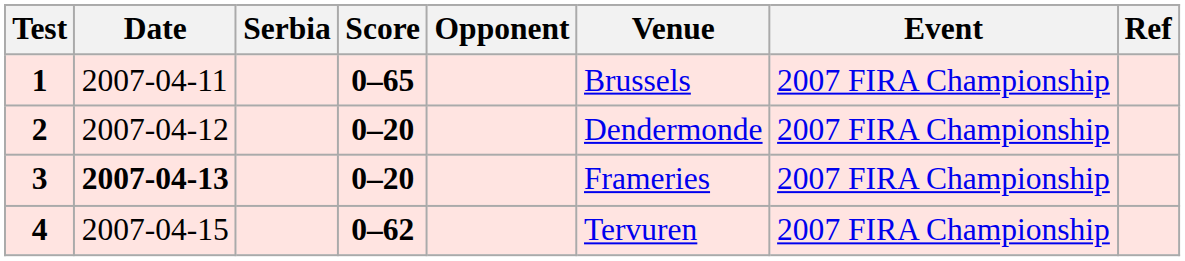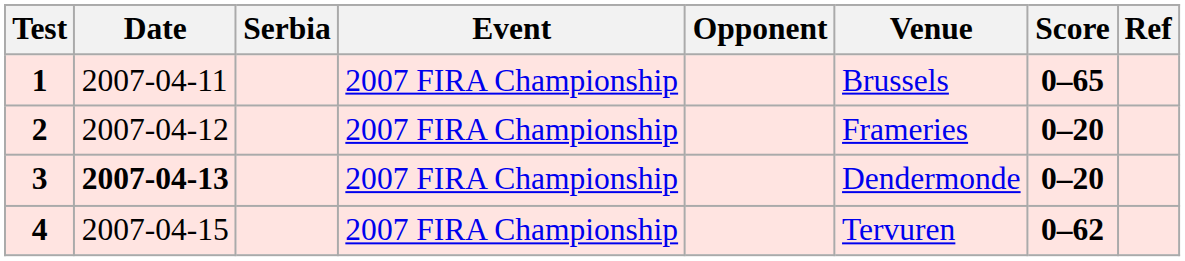columns swapped: (383, 29) <-> (943, 29)
(673, 129) Dendermonde -> (905, 129) Frameries
(647, 179) Frameries -> (931, 179) Dendermonde
